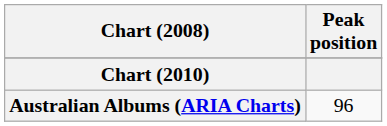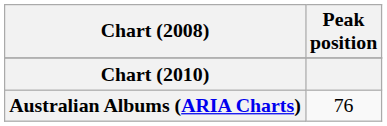(344, 105) 96 -> (344, 105) 76
